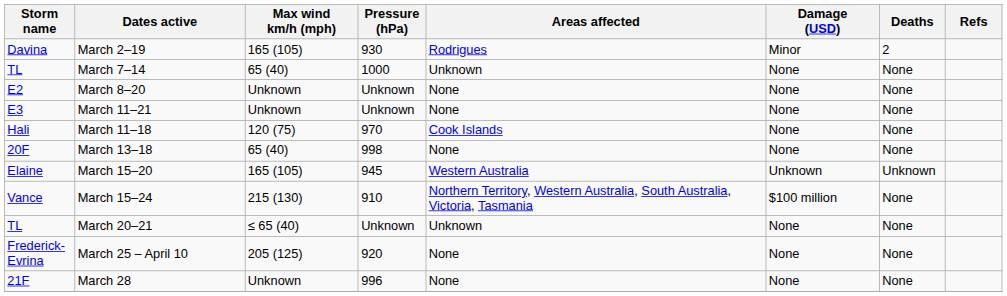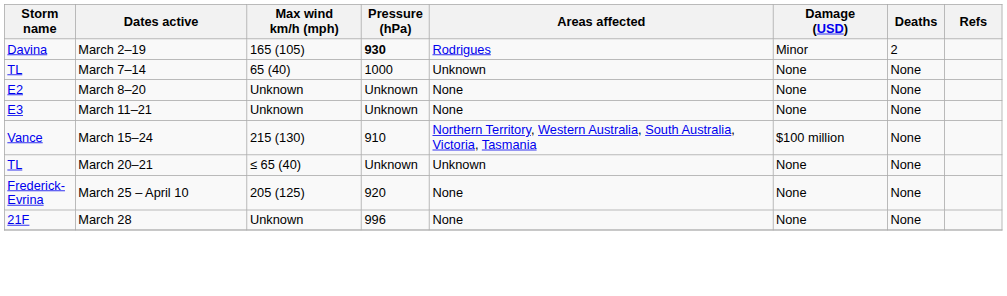(372, 49) normal -> (375, 49) bold
- row: (115, 130)
- row: (115, 150)
- row: (115, 171)
